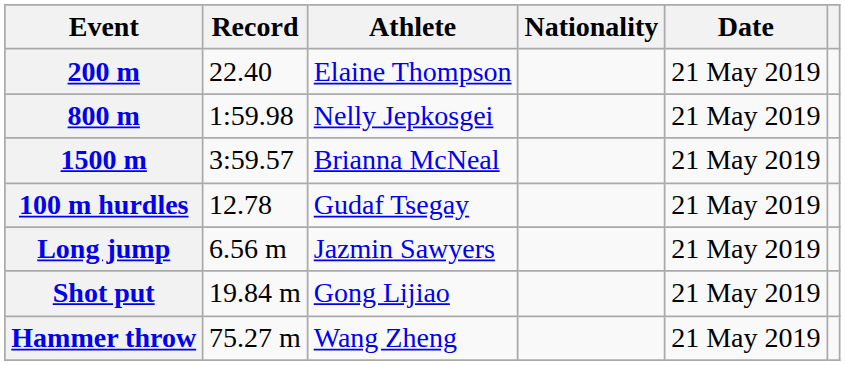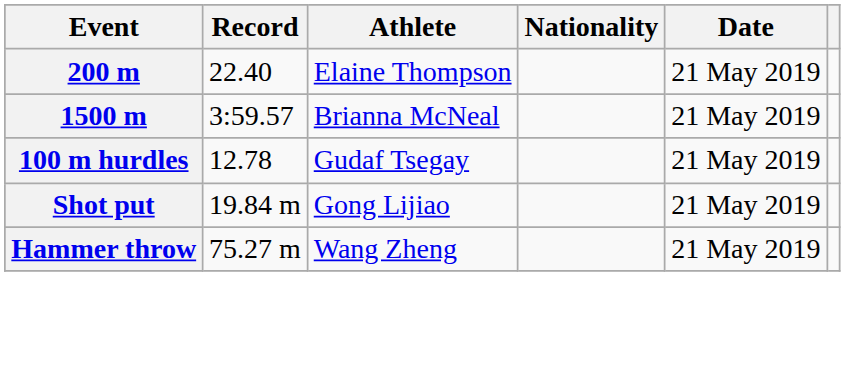- row: (104, 115)
- row: (104, 248)
